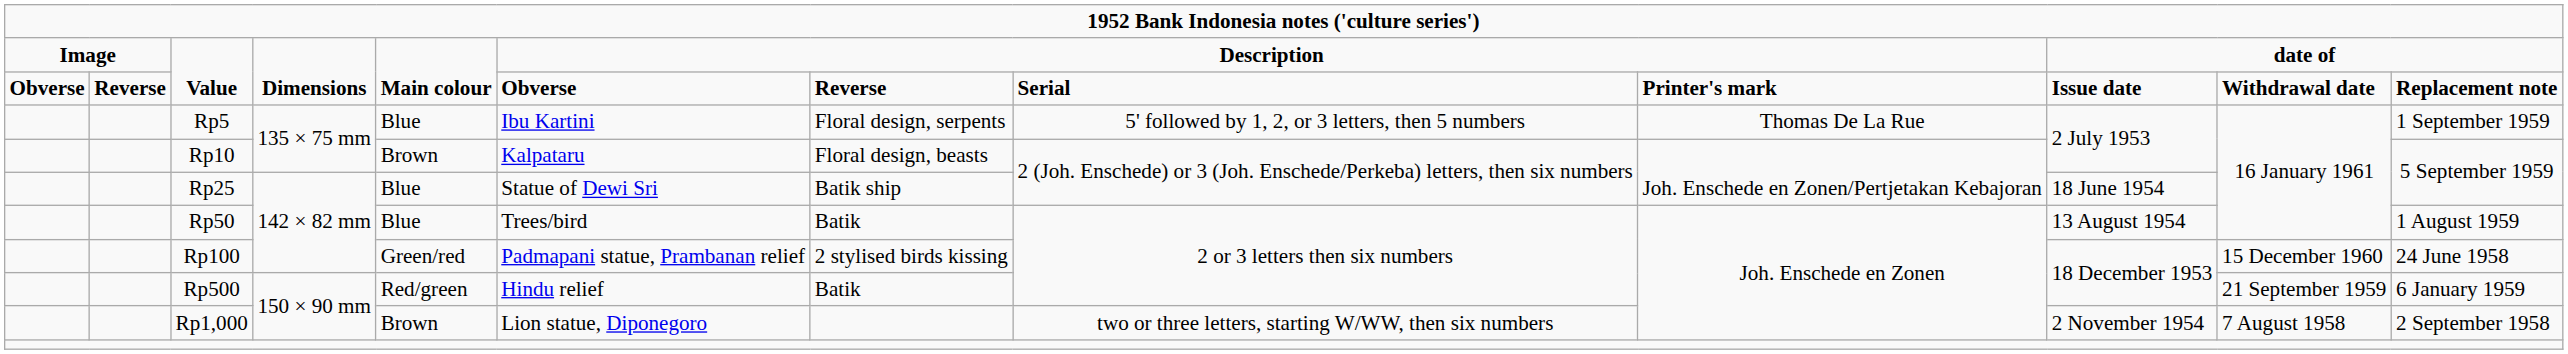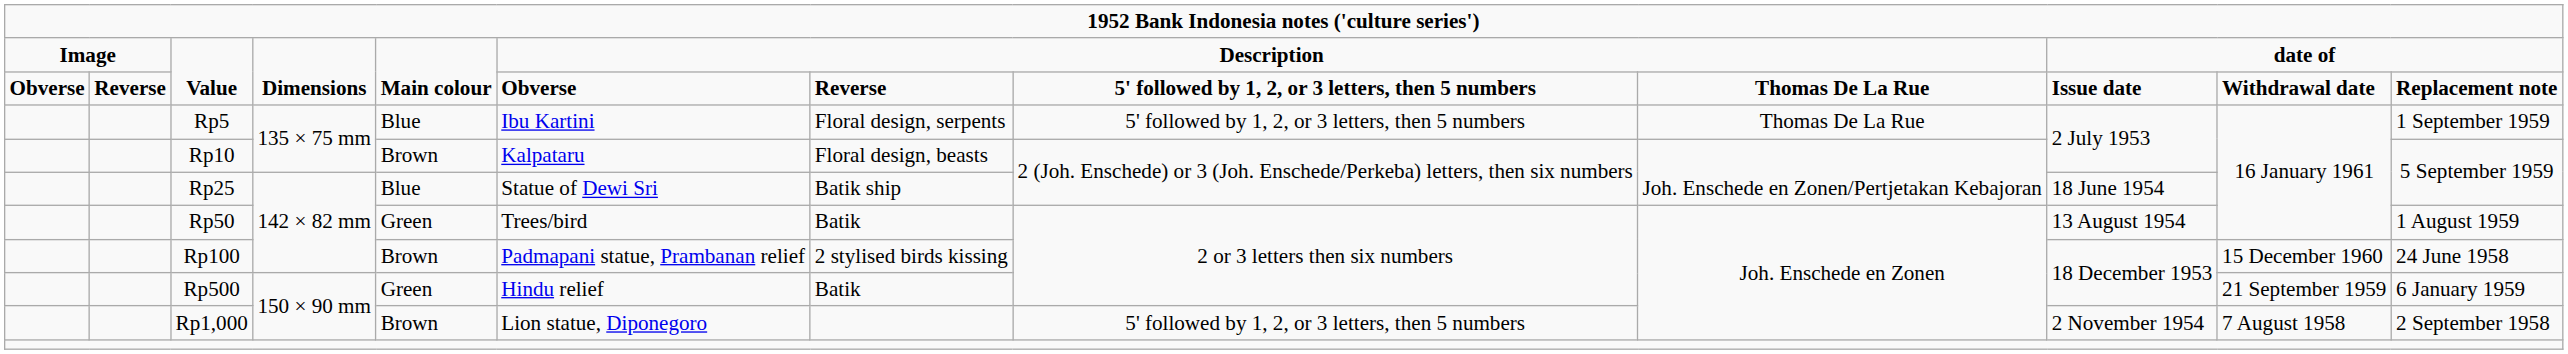(1044, 88) Serial -> (1325, 88) 5' followed by 1, 2, or 3 letters, then 5 numbers
(1710, 88) Printer's mark -> (1842, 88) Thomas De La Rue
(401, 222) Blue -> (406, 222) Green
(423, 255) Green/red -> (409, 255) Brown
(424, 289) Red/green -> (406, 289) Green
(1325, 322) two or three letters, starting W/WW, then six numbers -> (1325, 322) 5' followed by 1, 2, or 3 letters, then 5 numbers
